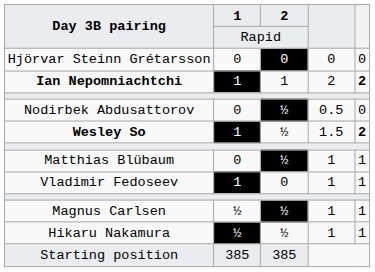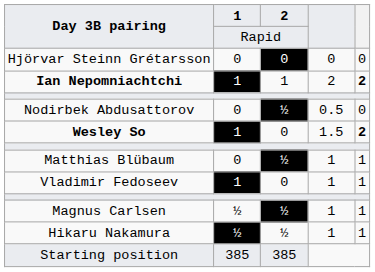(284, 132) ½ -> (284, 132) 0
